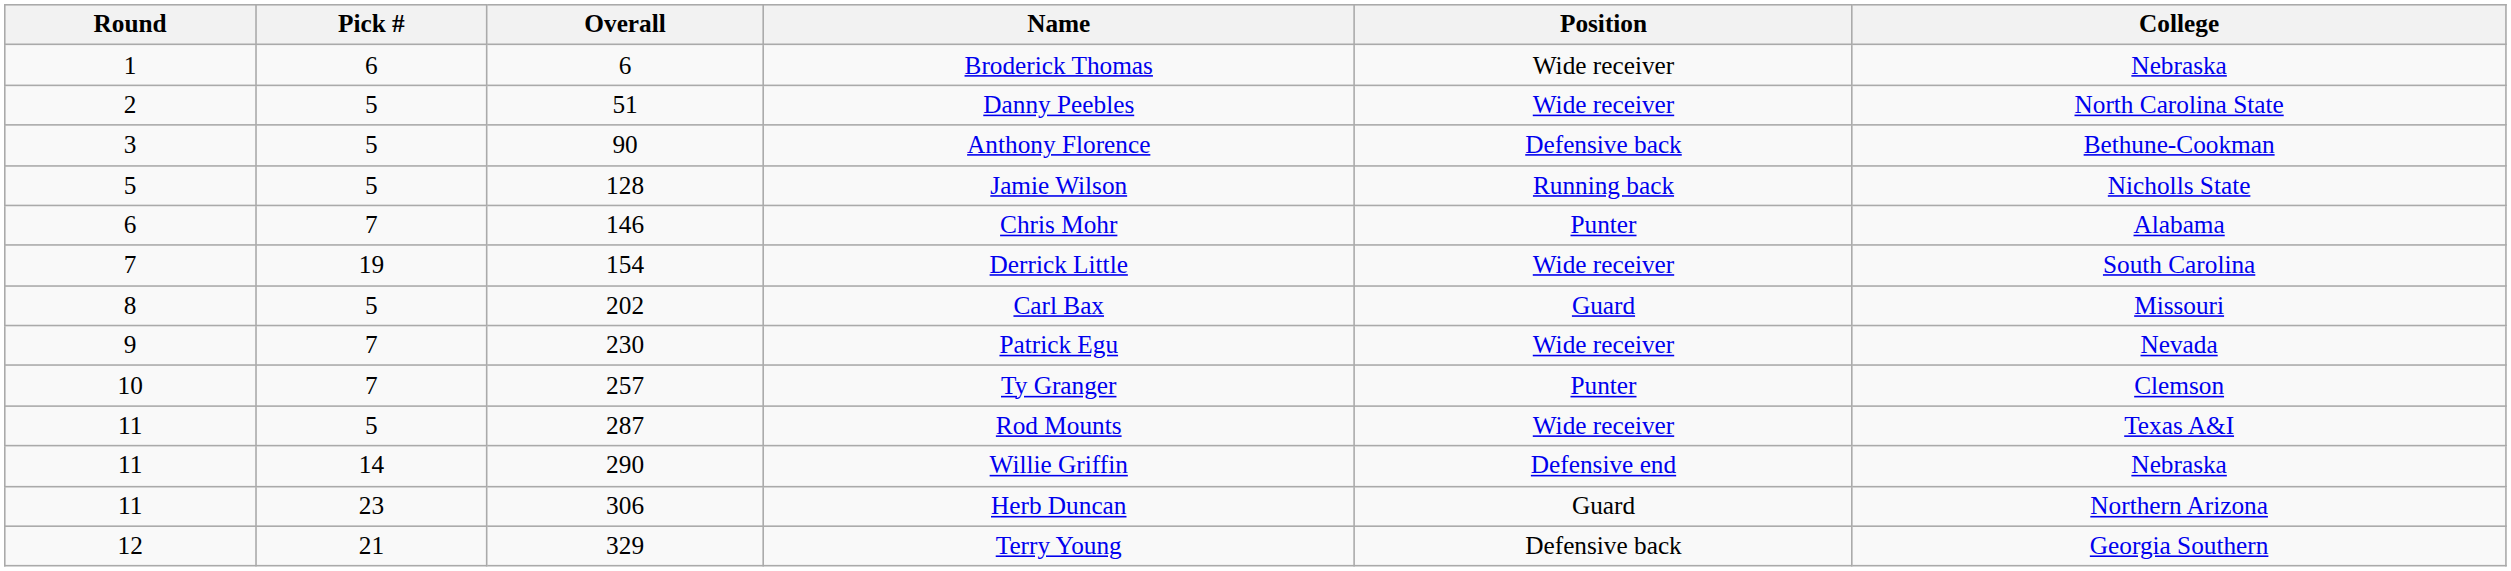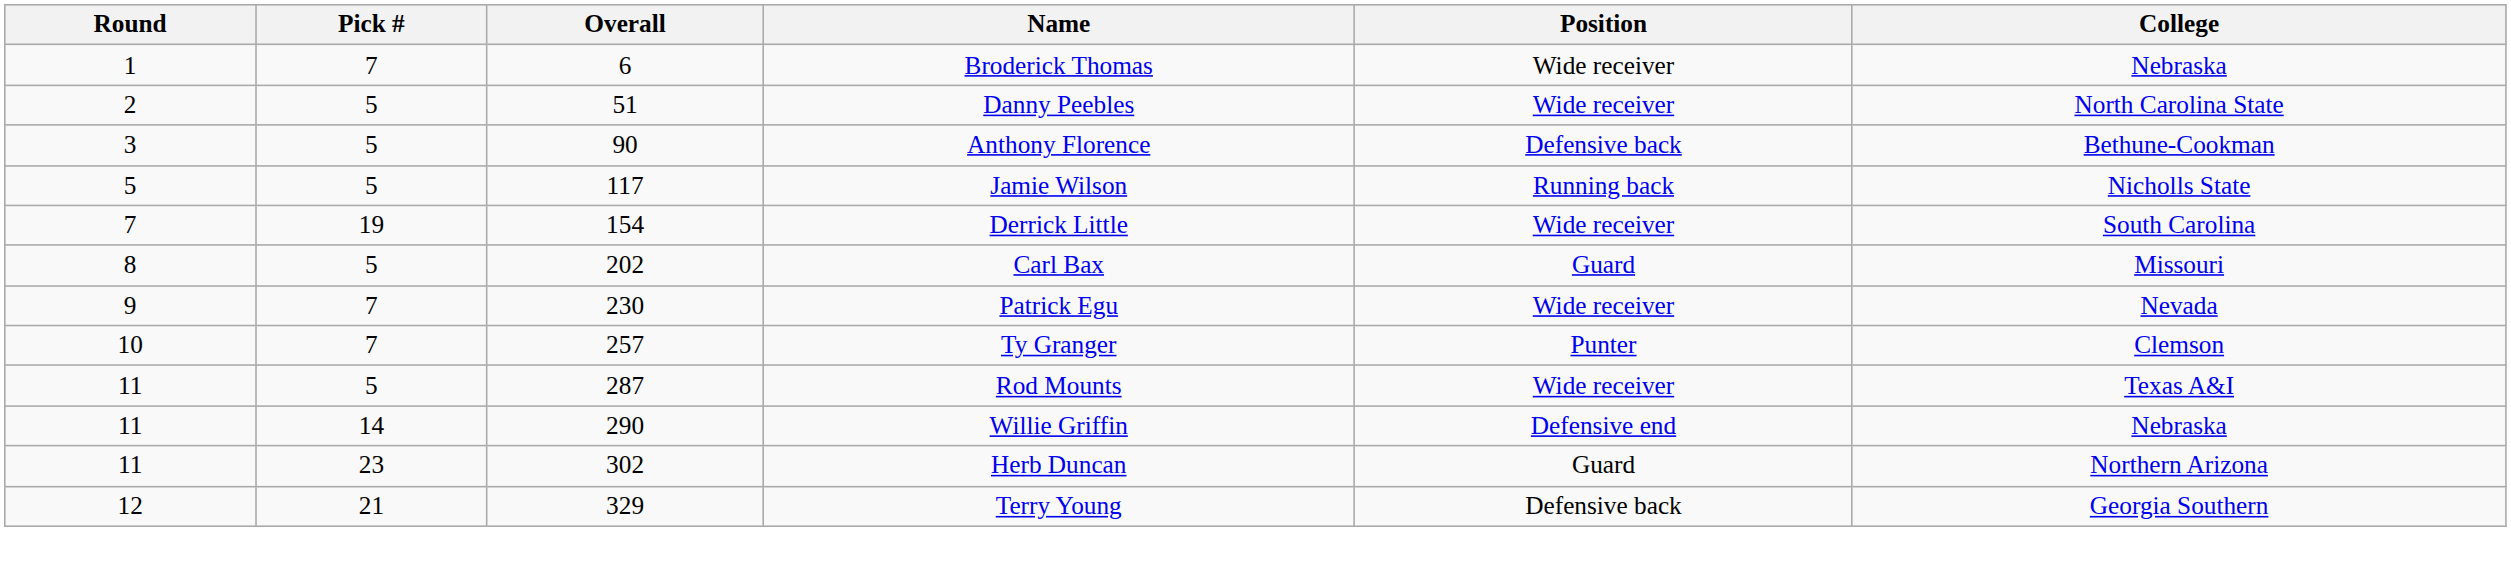(371, 64) 6 -> (371, 64) 7
(625, 184) 128 -> (625, 184) 117
- row: (1059, 225)
(625, 505) 306 -> (625, 465) 302
